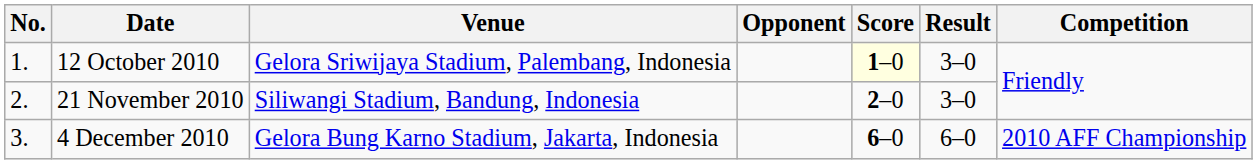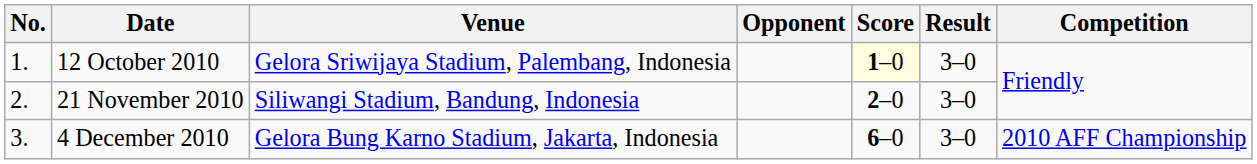(958, 138) 6–0 -> (958, 138) 3–0
